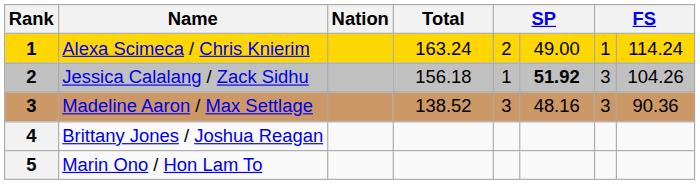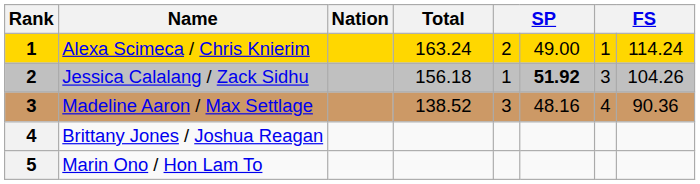(605, 106) 3 -> (605, 106) 4
